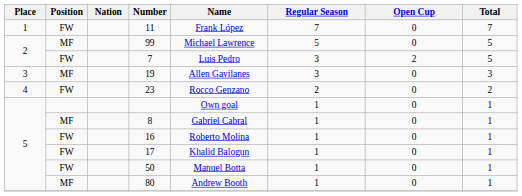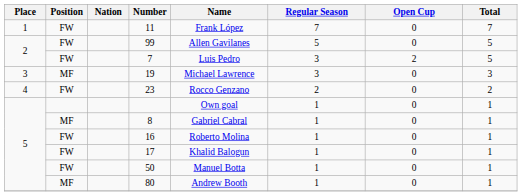(67, 43) MF -> (67, 43) FW
(219, 43) Michael Lawrence -> (219, 43) Allen Gavilanes
(219, 74) Allen Gavilanes -> (219, 74) Michael Lawrence
